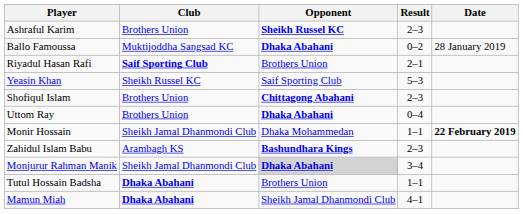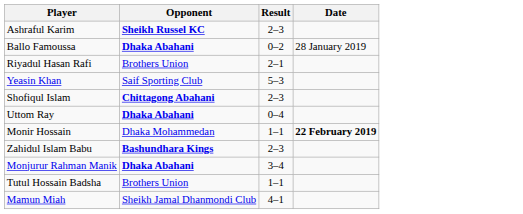- column: (189, 13)
(297, 166) lightgrey background -> (158, 166) no background
